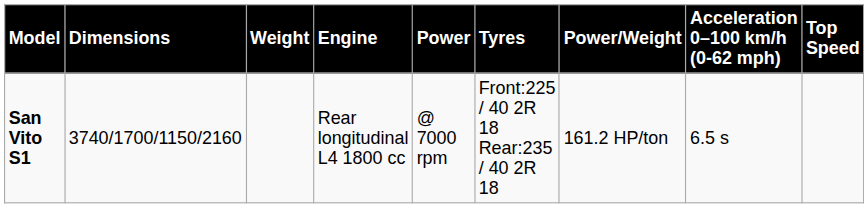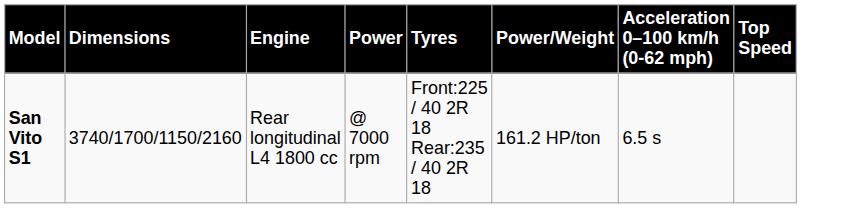- column: (280, 38)
